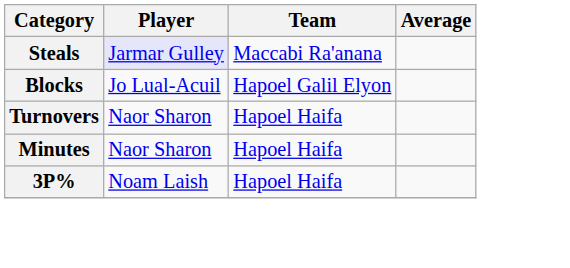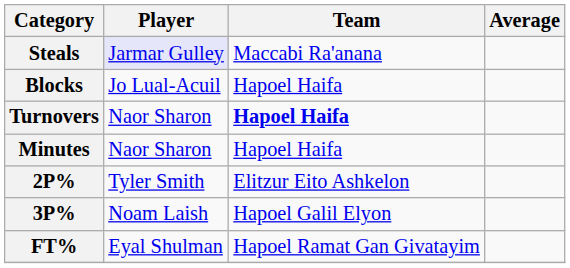(312, 85) Hapoel Galil Elyon -> (288, 85) Hapoel Haifa
(288, 117) normal -> (291, 117) bold
+ row: (54, 181)
(288, 181) Hapoel Haifa -> (312, 213) Hapoel Galil Elyon
+ row: (54, 246)
